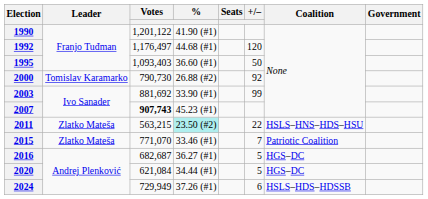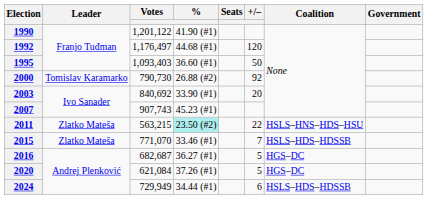(155, 94) 881,692 -> (155, 94) 840,692
(257, 94) 99 -> (257, 94) 20
(155, 109) bold -> (155, 109) normal
(302, 140) Patriotic Coalition -> (309, 140) HSLS–HDS–HDSSB
(196, 171) 34.44 (#1) -> (196, 171) 37.26 (#1)
(196, 187) 37.26 (#1) -> (196, 187) 34.44 (#1)
